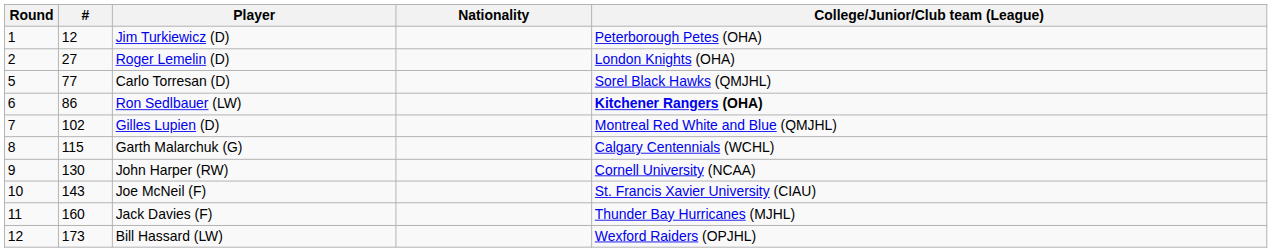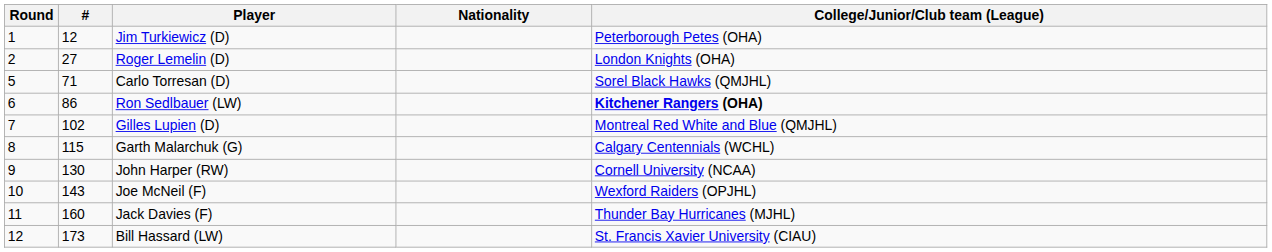(69, 81) 77 -> (69, 81) 71
(705, 192) St. Francis Xavier University (CIAU) -> (676, 192) Wexford Raiders (OPJHL)
(676, 236) Wexford Raiders (OPJHL) -> (705, 236) St. Francis Xavier University (CIAU)
